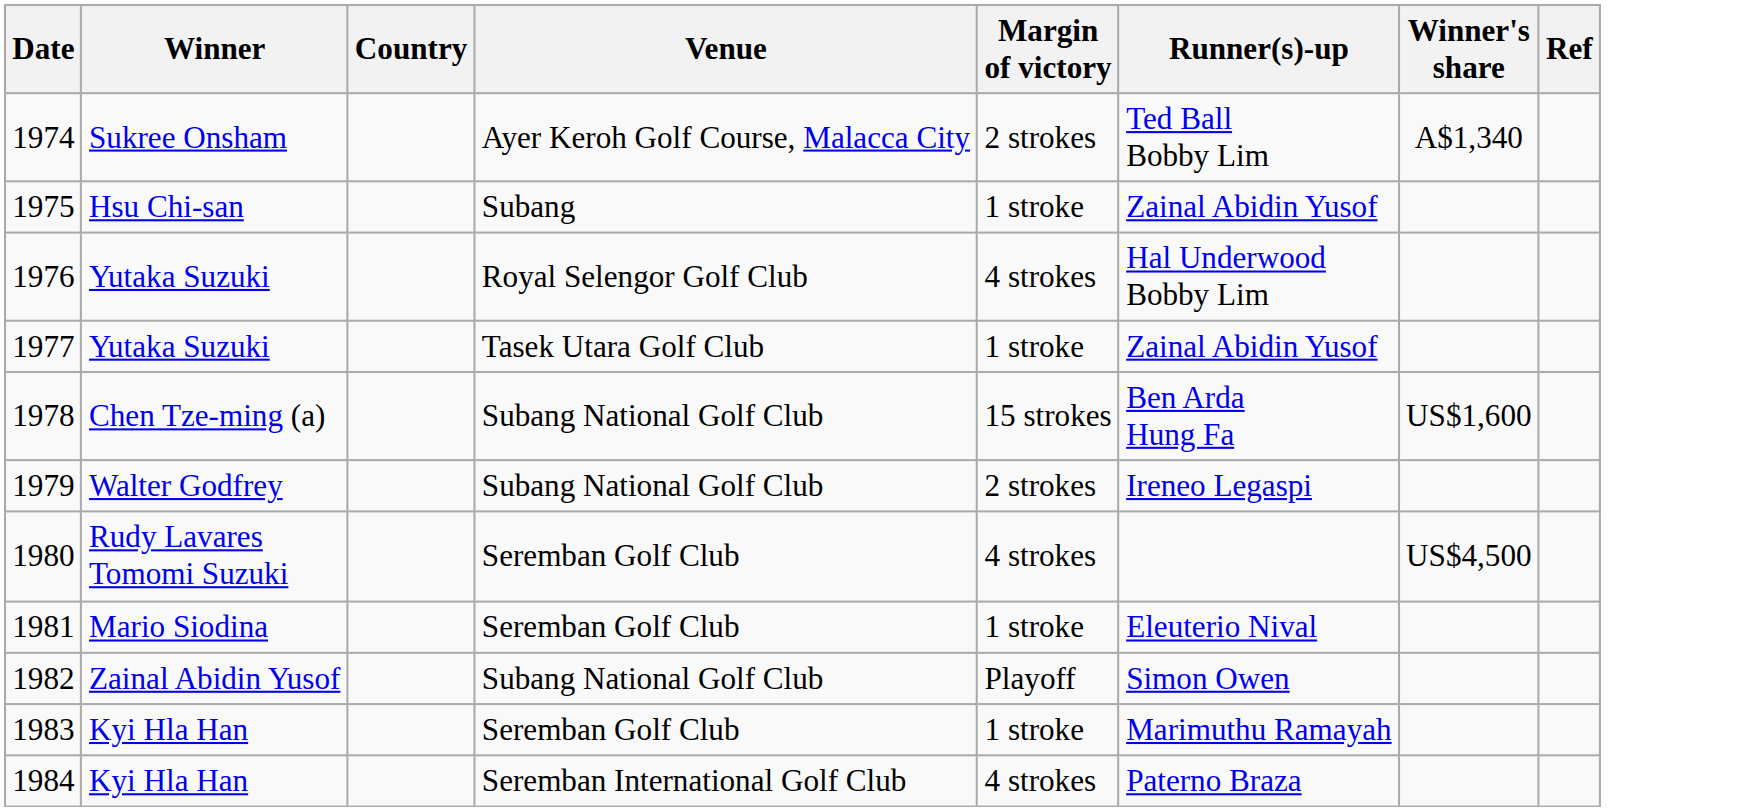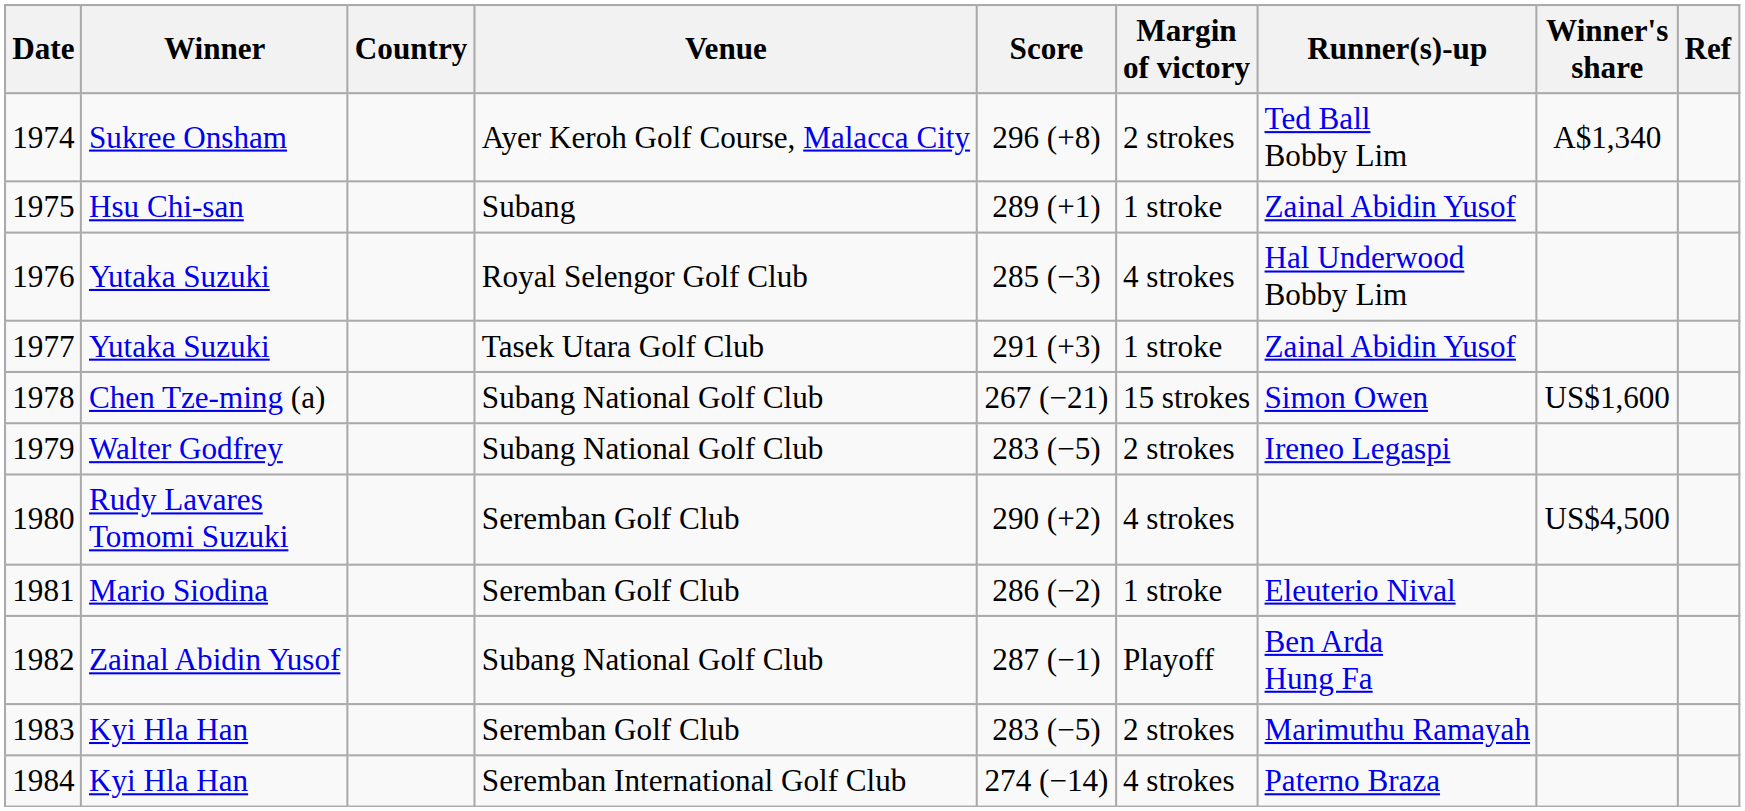+ column: (1046, 48)
(1185, 416) Ben Arda Hung Fa -> (1346, 397) Simon Owen
(1208, 677) Simon Owen -> (1324, 658) Ben Arda Hung Fa
(1034, 728) 1 stroke -> (1179, 728) 2 strokes
